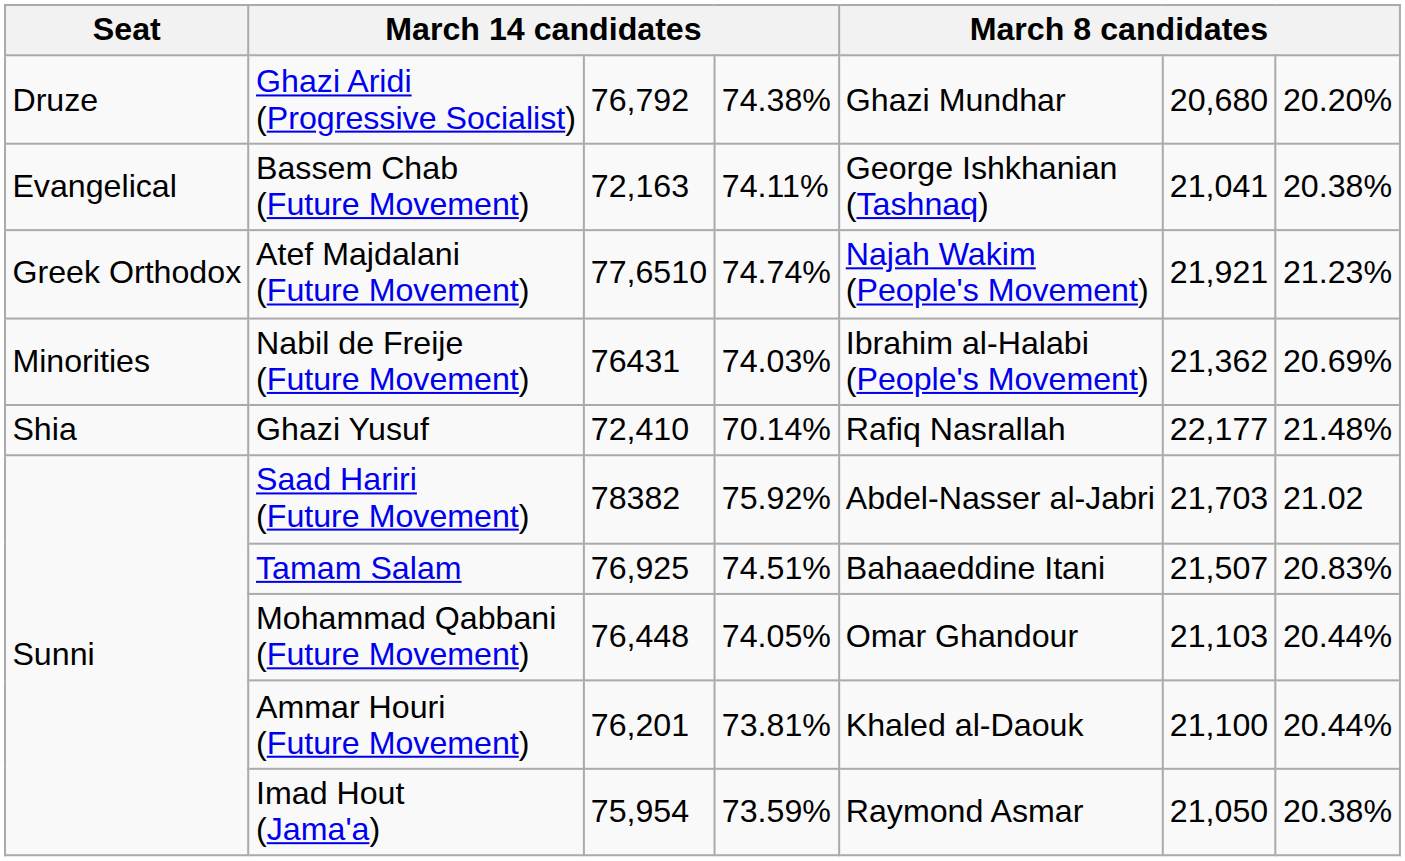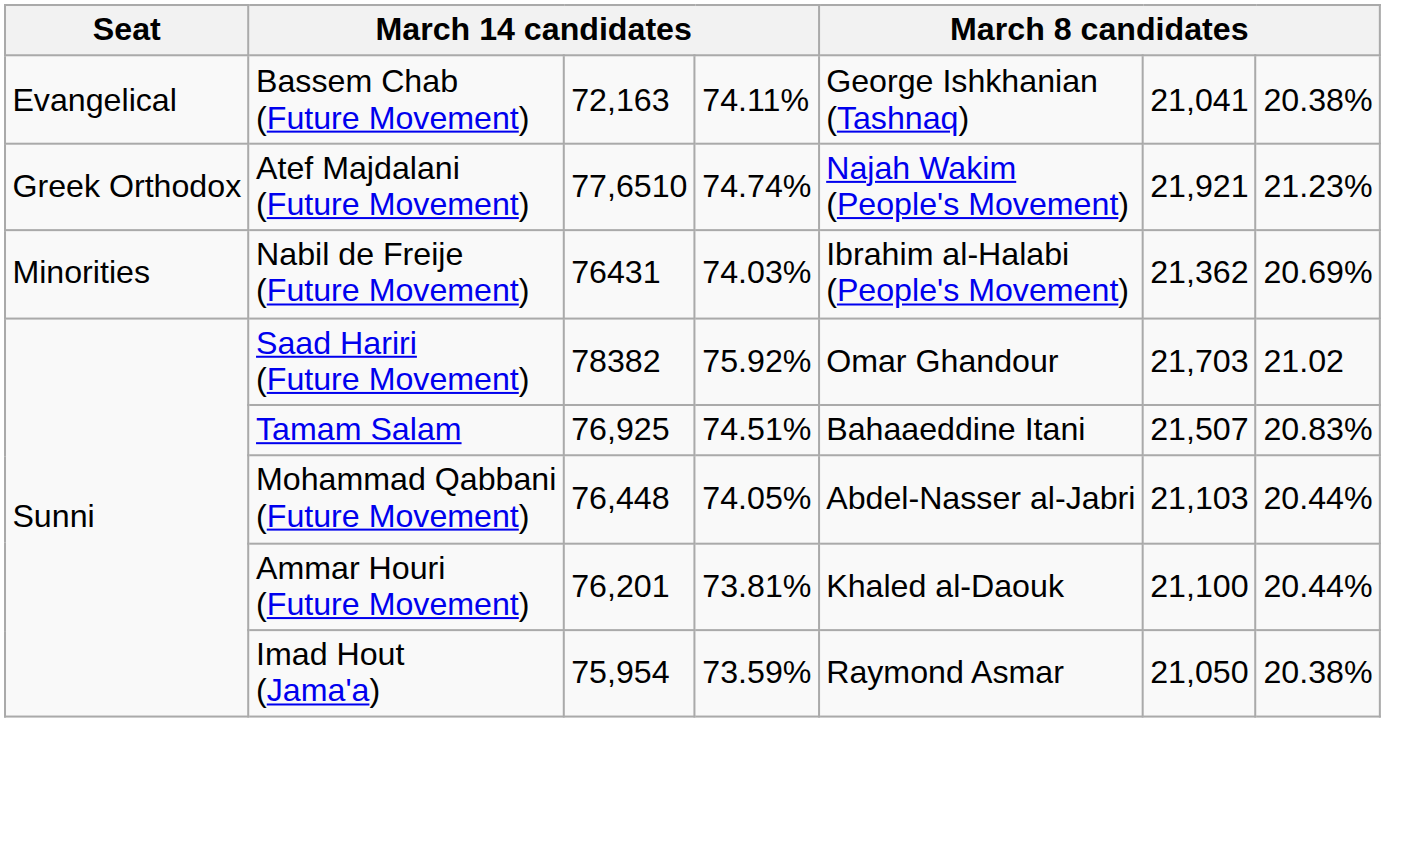- row: (416, 99)
- row: (342, 429)
(1000, 498) Abdel-Nasser al-Jabri -> (942, 360) Omar Ghandour
(962, 637) Omar Ghandour -> (981, 498) Abdel-Nasser al-Jabri
